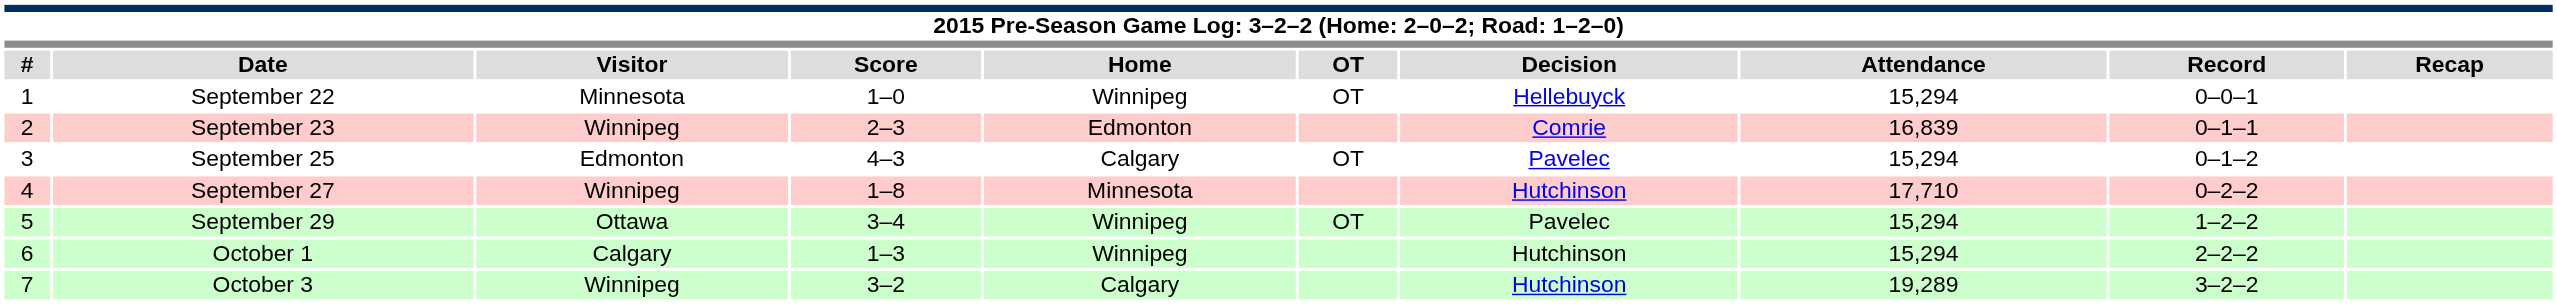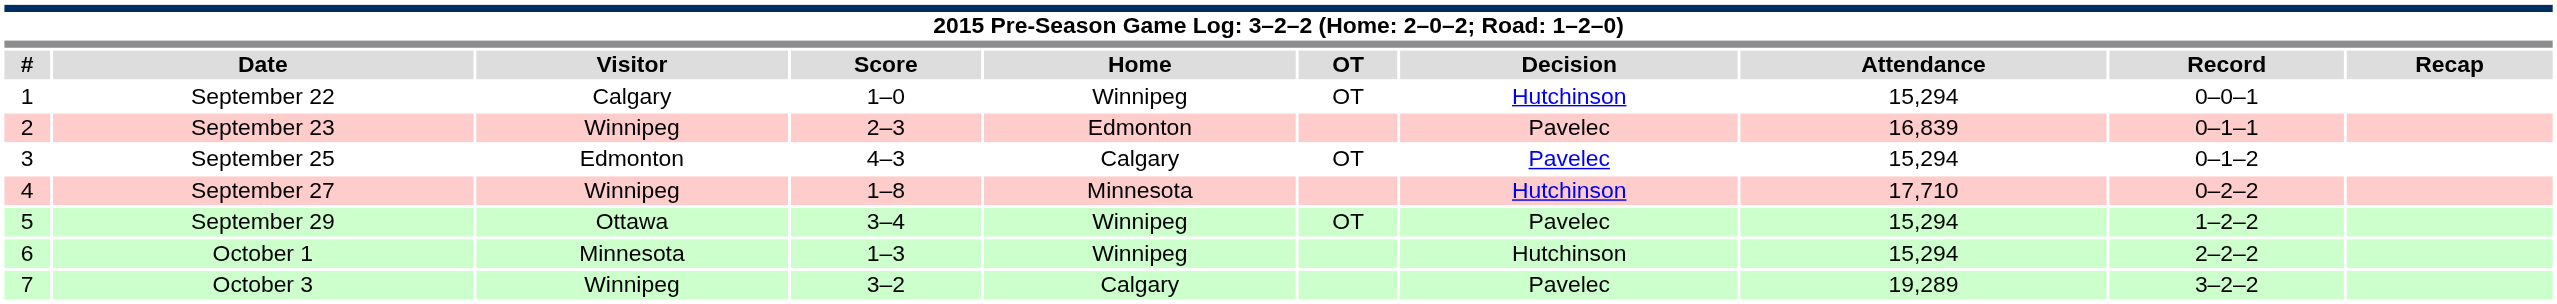(632, 96) Minnesota -> (632, 96) Calgary
(1569, 96) Hellebuyck -> (1569, 96) Hutchinson
(1569, 127) Comrie -> (1569, 127) Pavelec
(632, 253) Calgary -> (632, 253) Minnesota
(1569, 284) Hutchinson -> (1569, 284) Pavelec
